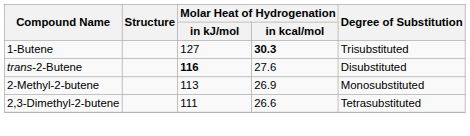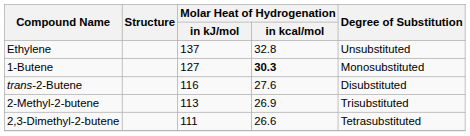+ row: (29, 49)
(375, 49) Trisubstituted -> (383, 67) Monosubstituted
(189, 67) bold -> (189, 85) normal
(383, 85) Monosubstituted -> (375, 103) Trisubstituted
